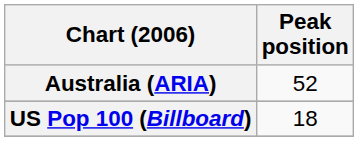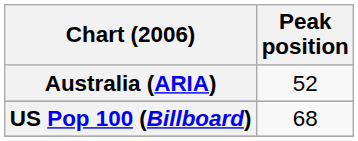(305, 118) 18 -> (305, 118) 68
